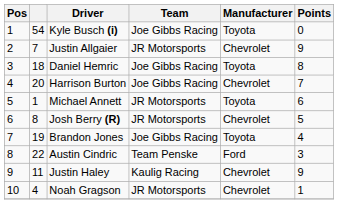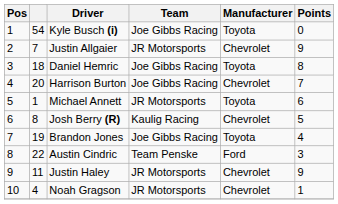(168, 119) JR Motorsports -> (165, 119) Kaulig Racing
(165, 172) Kaulig Racing -> (168, 172) JR Motorsports
